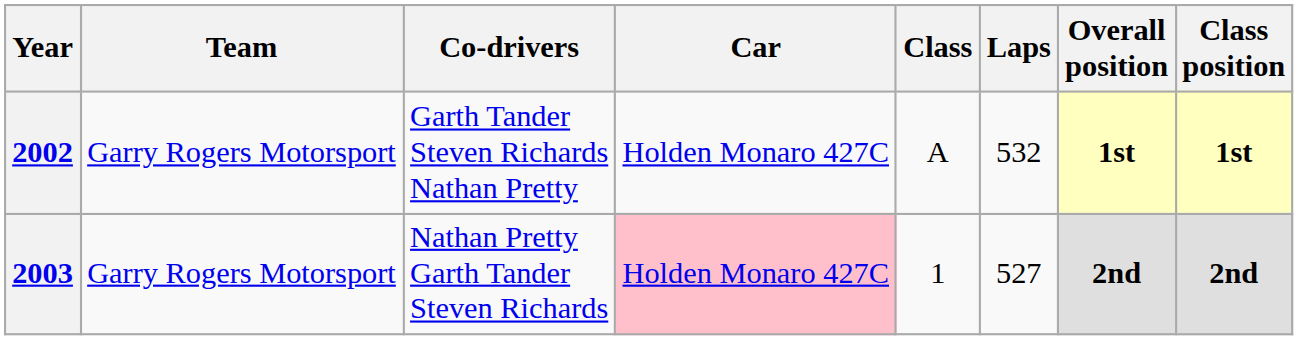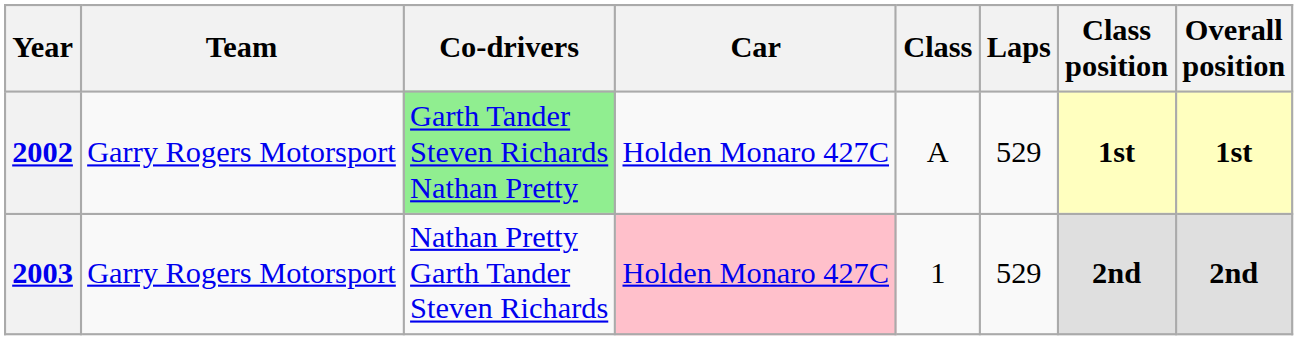columns swapped: (1117, 47) <-> (1234, 47)
(509, 151) no background -> (509, 151) lightgreen background
(1019, 151) 532 -> (1019, 151) 529
(1019, 273) 527 -> (1019, 273) 529
